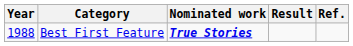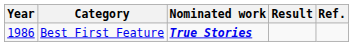(21, 32) 1988 -> (21, 32) 1986
